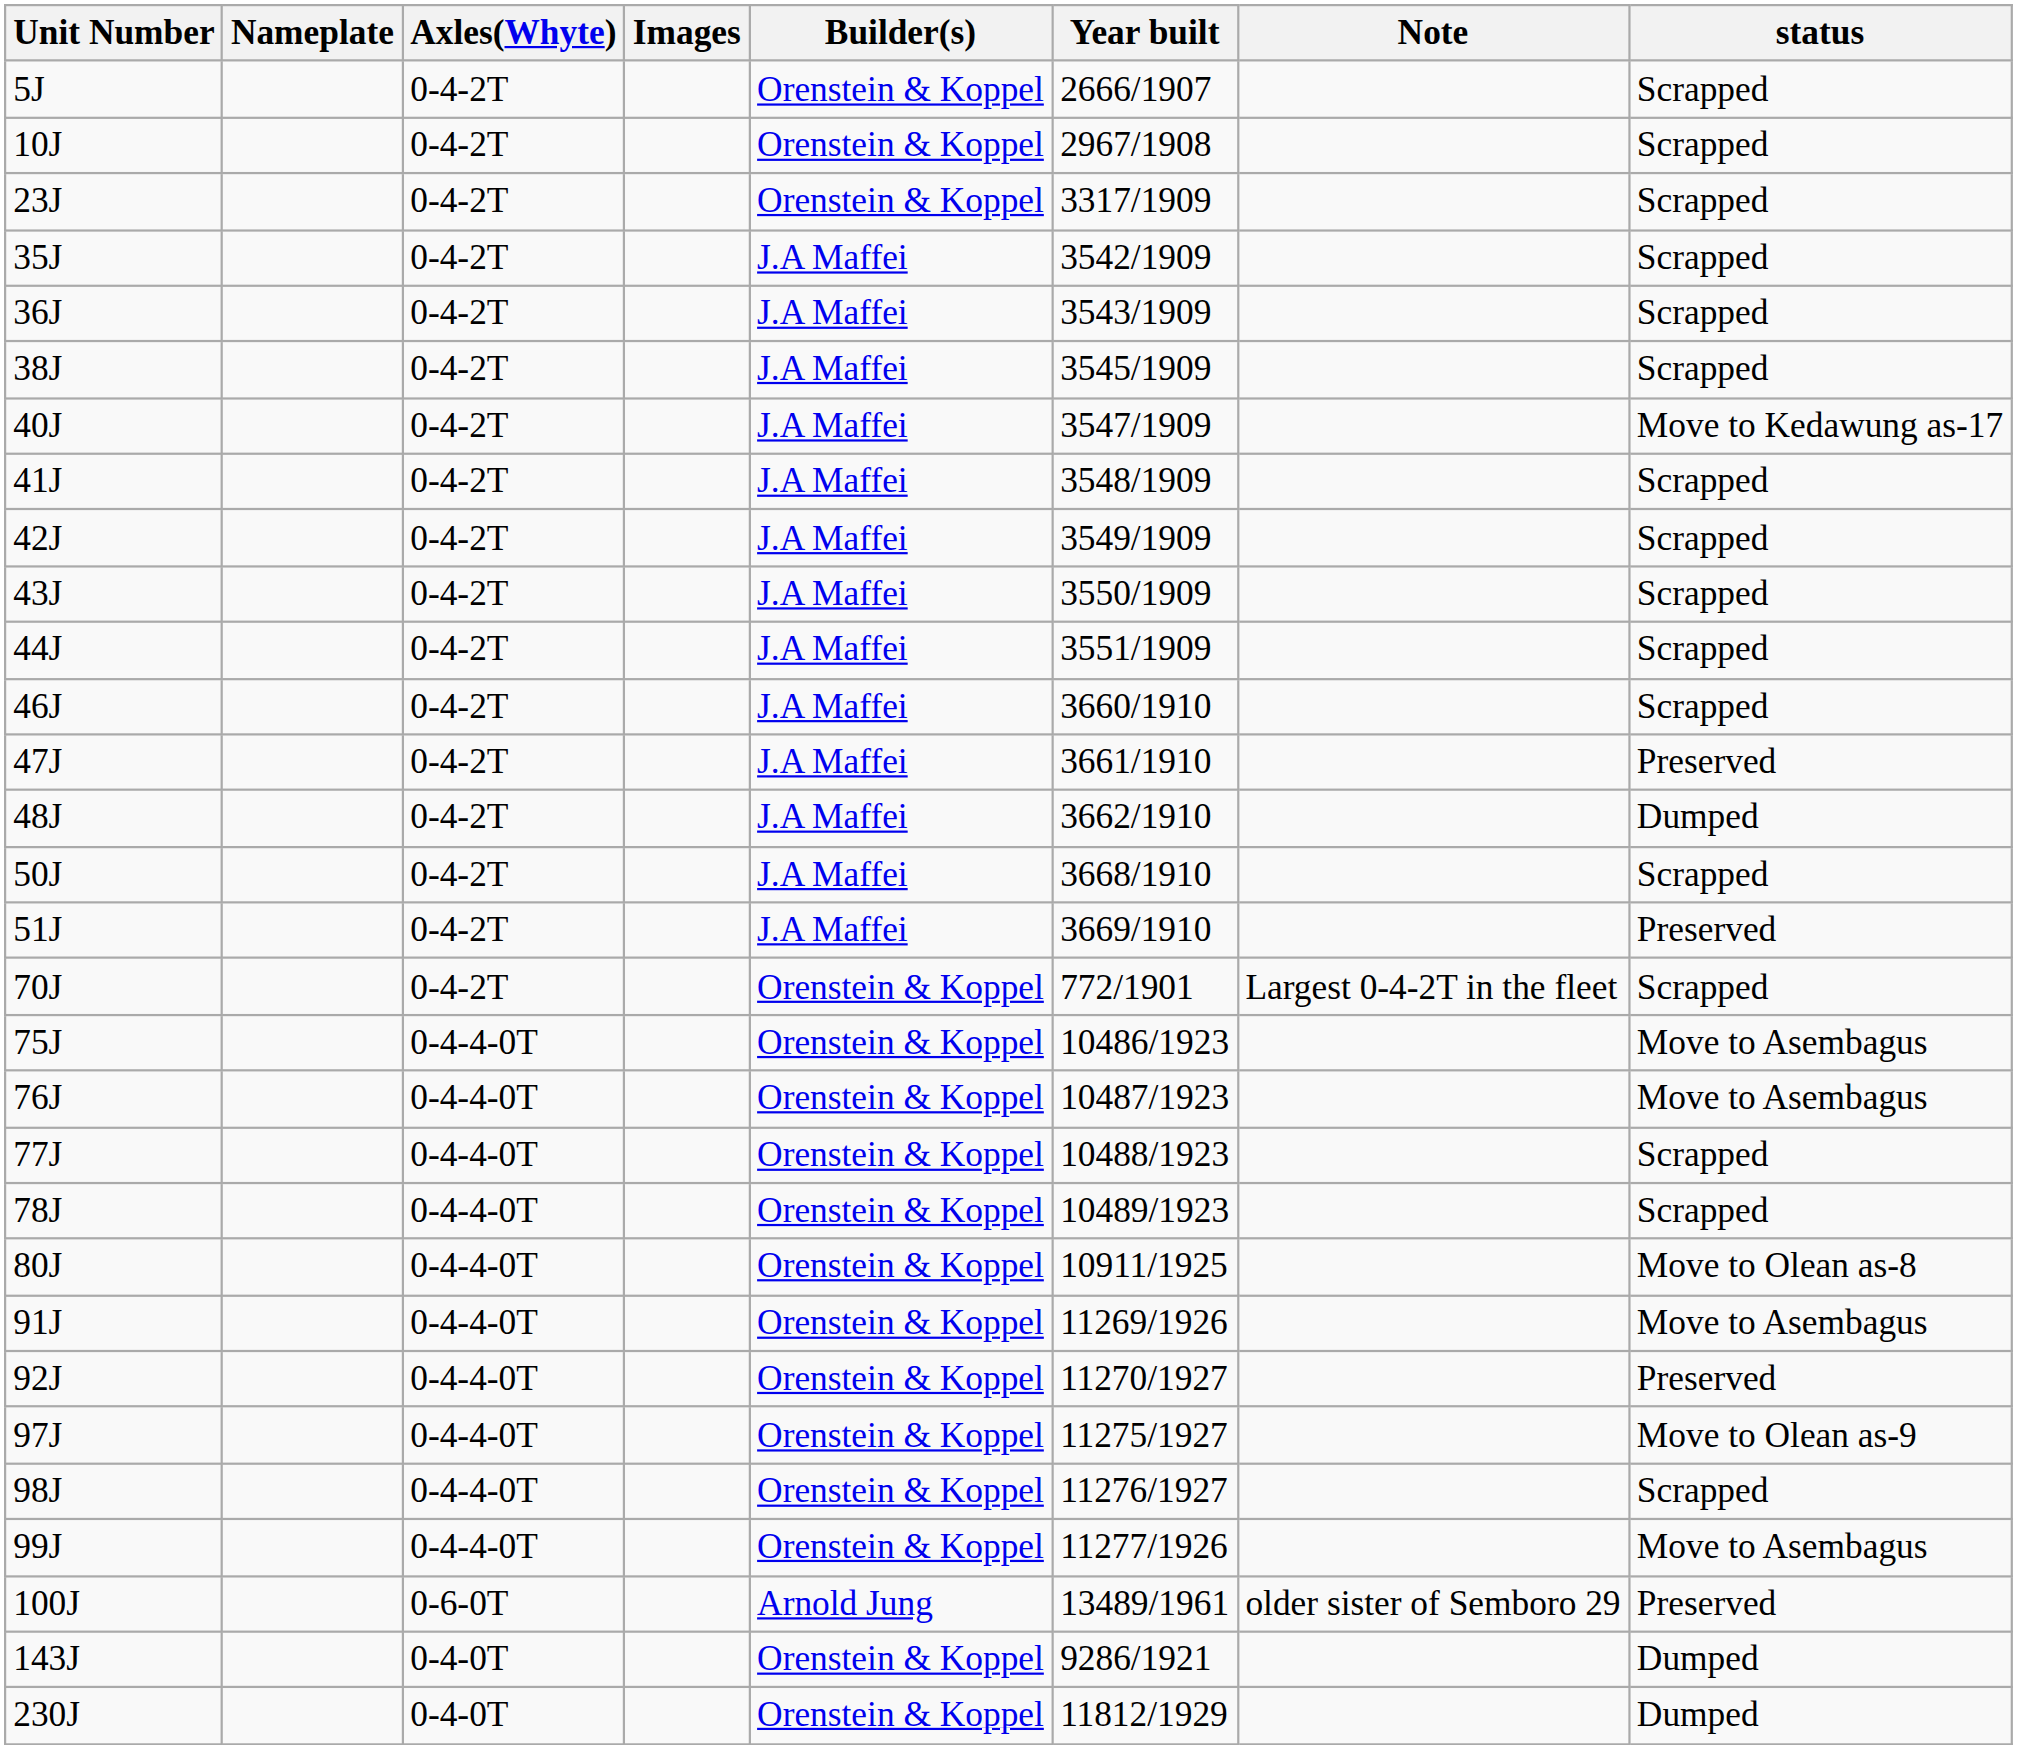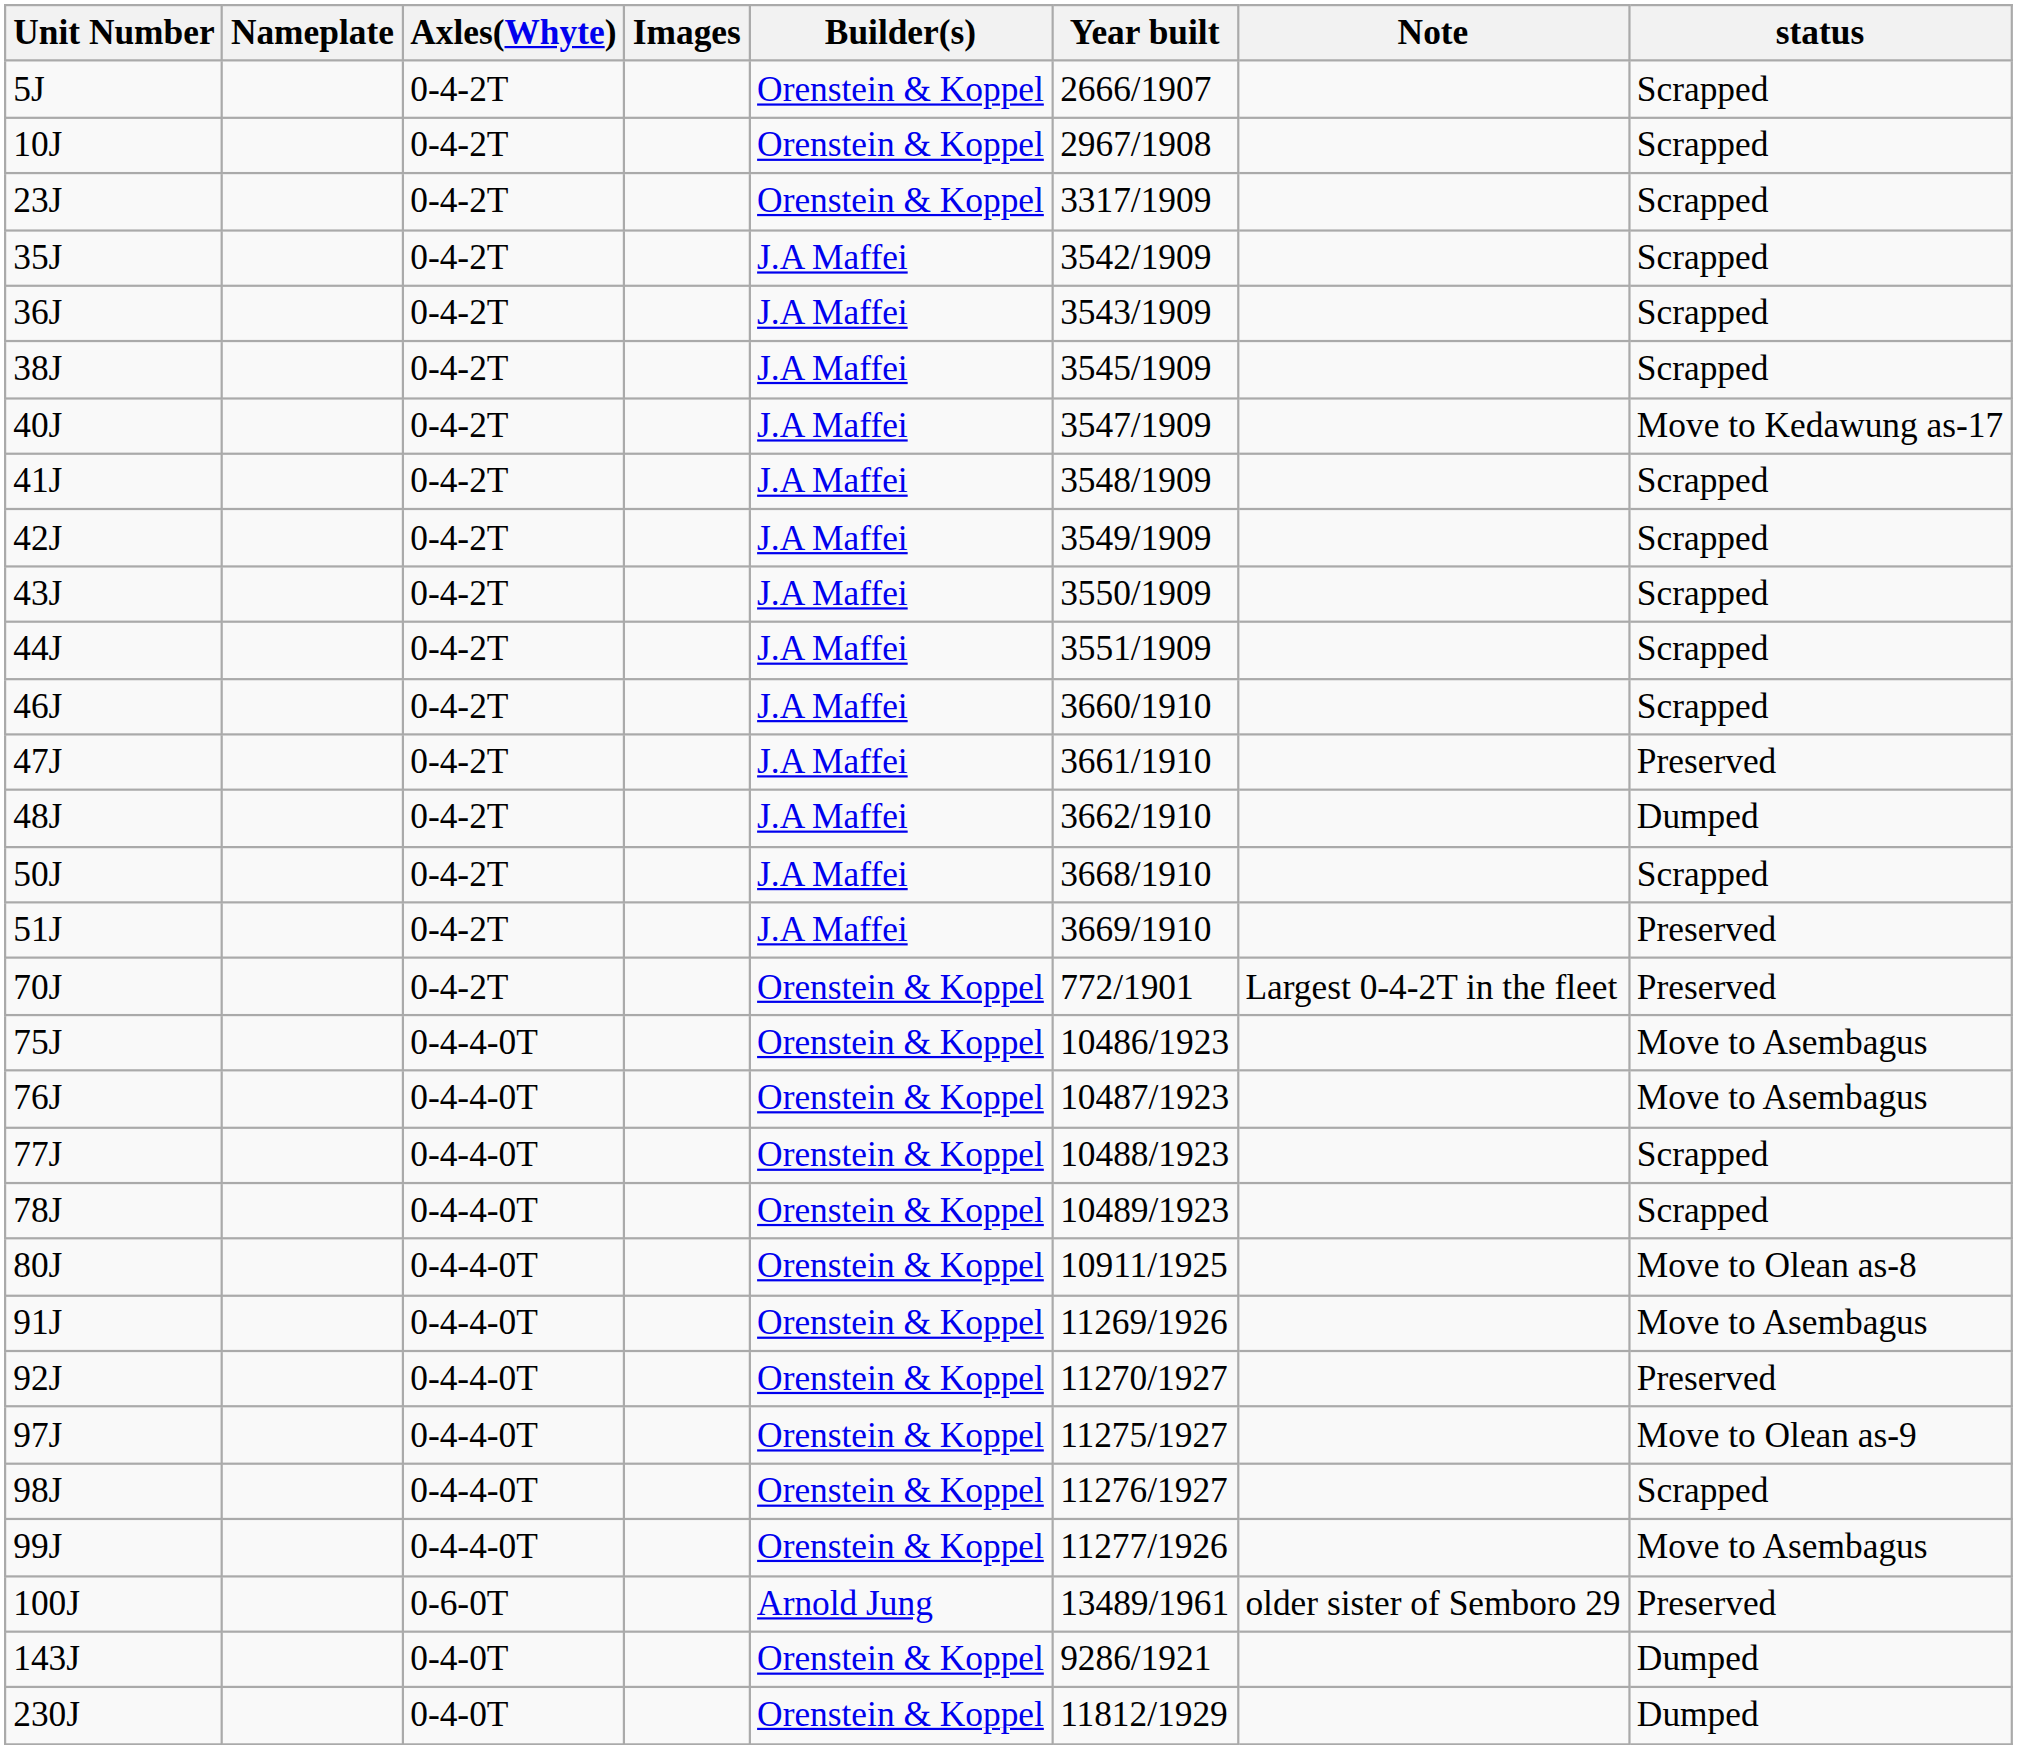(1703, 985) Scrapped -> (1707, 985) Preserved
